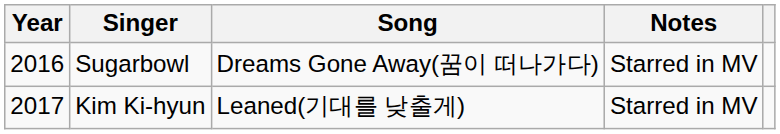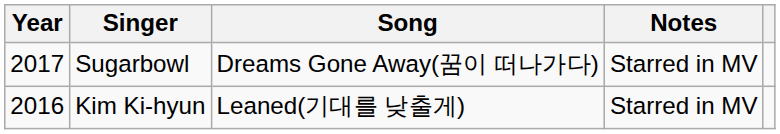(37, 64) 2016 -> (37, 64) 2017
(37, 107) 2017 -> (37, 107) 2016
